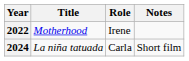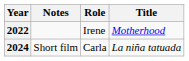columns swapped: (68, 13) <-> (159, 13)
